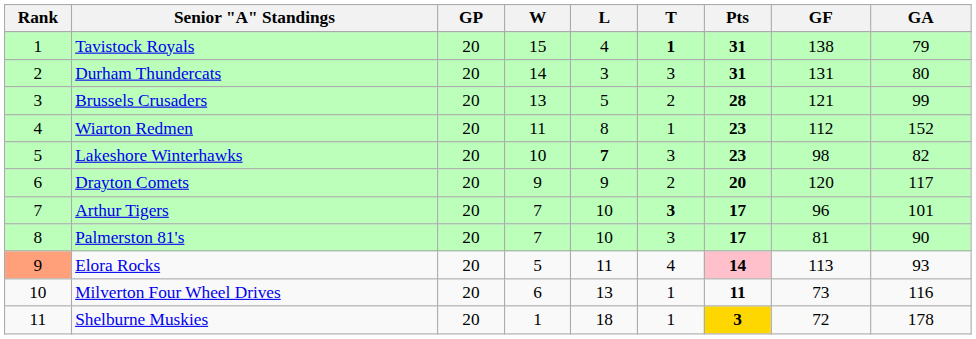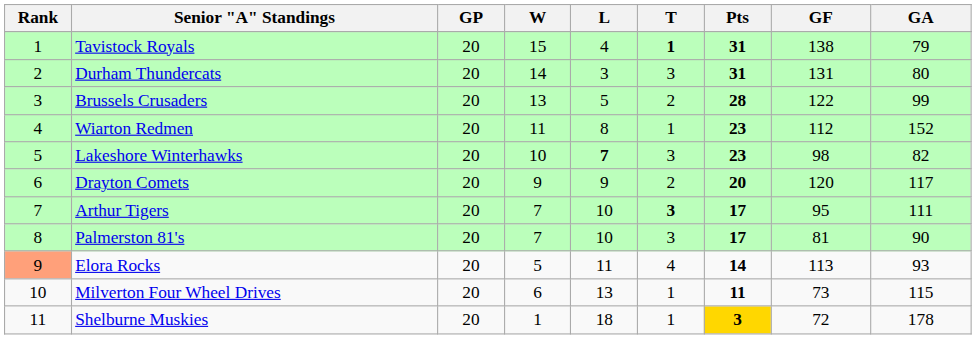(821, 100) 121 -> (821, 100) 122
(821, 210) 96 -> (821, 210) 95
(921, 210) 101 -> (921, 210) 111
(738, 264) pink background -> (738, 264) no background
(921, 292) 116 -> (921, 292) 115
